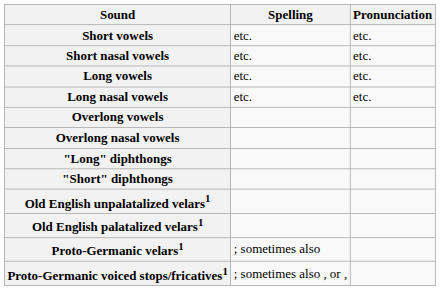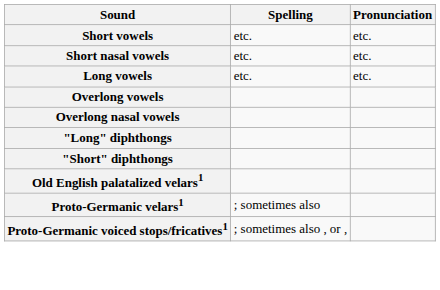- row: (118, 96)
- row: (118, 201)
